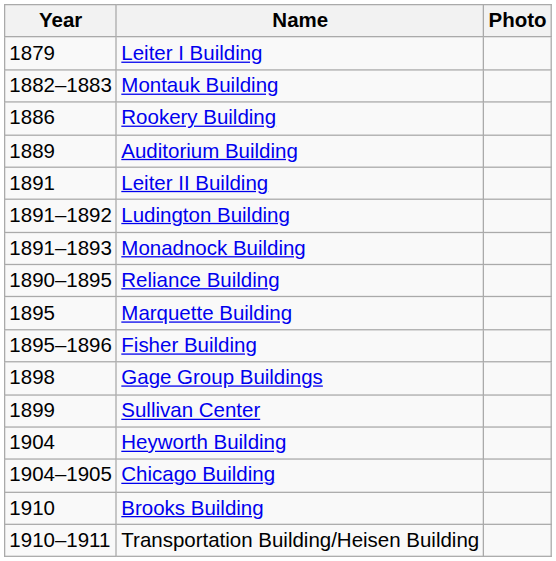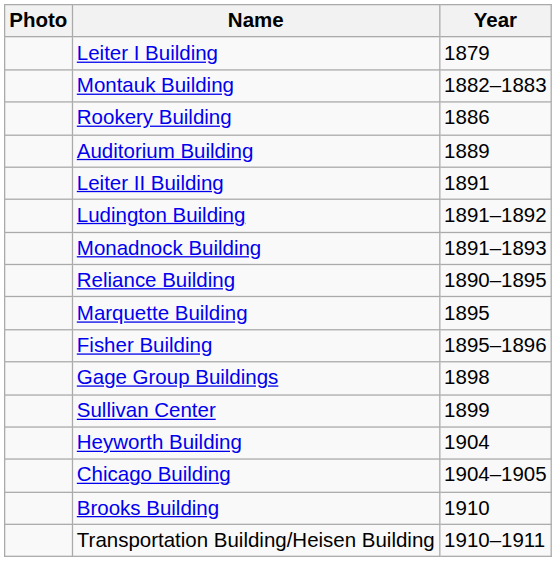columns swapped: (518, 20) <-> (61, 20)
